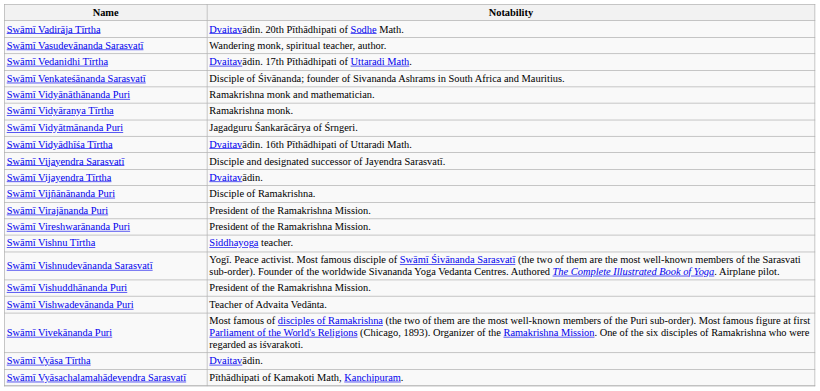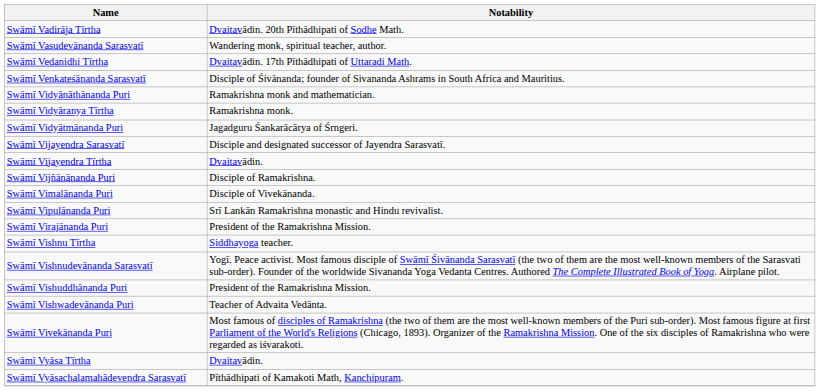- row: (60, 144)
+ row: (60, 194)
+ row: (59, 210)
- row: (68, 227)
